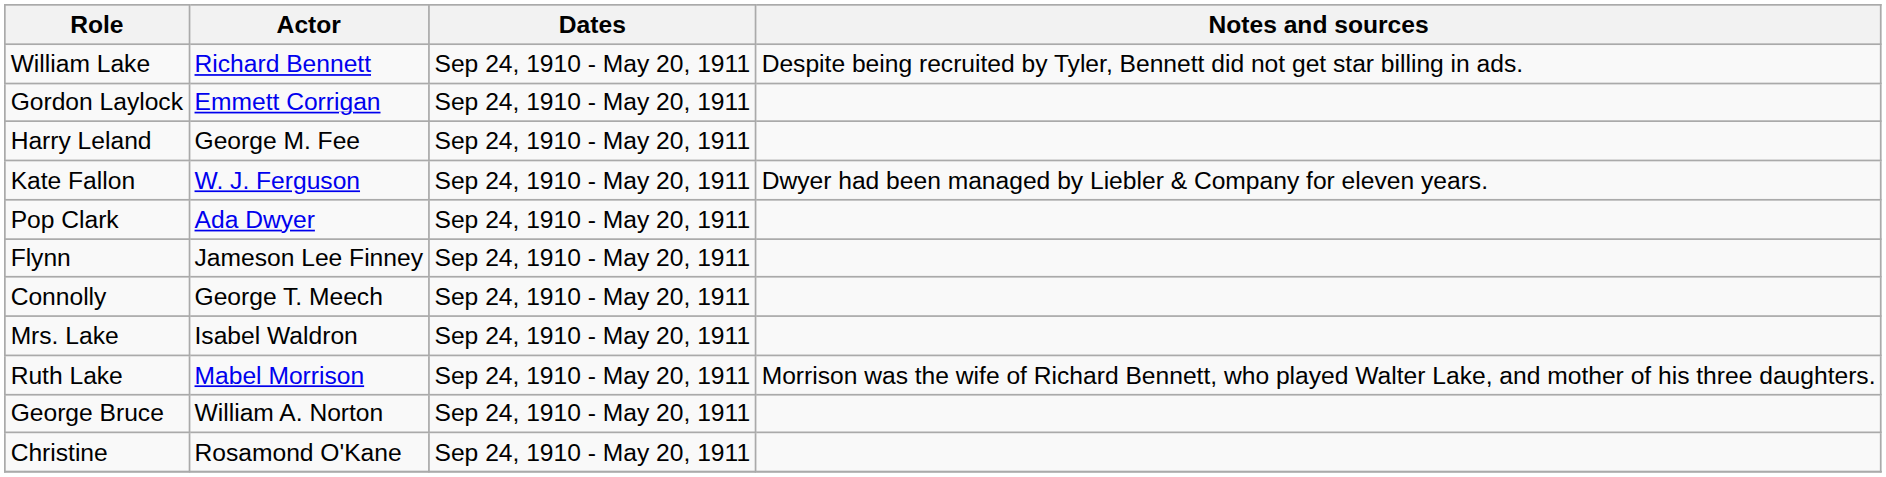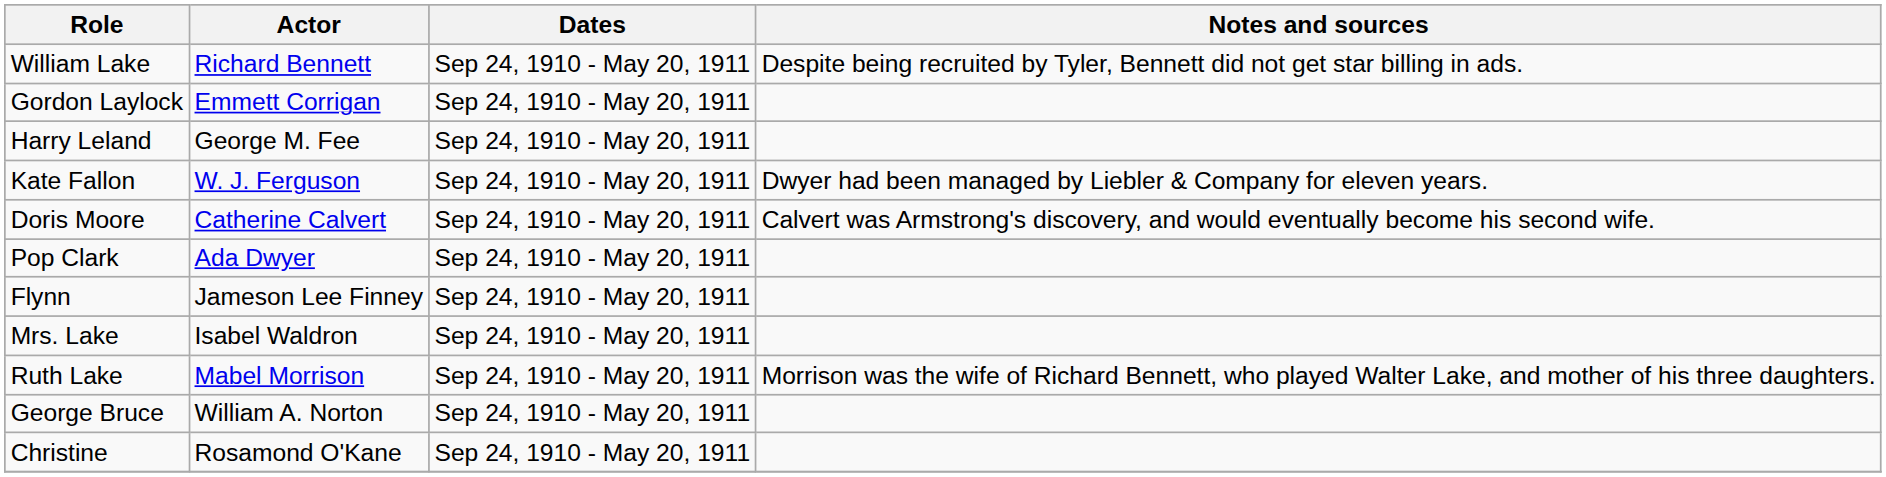+ row: (78, 219)
- row: (59, 297)
